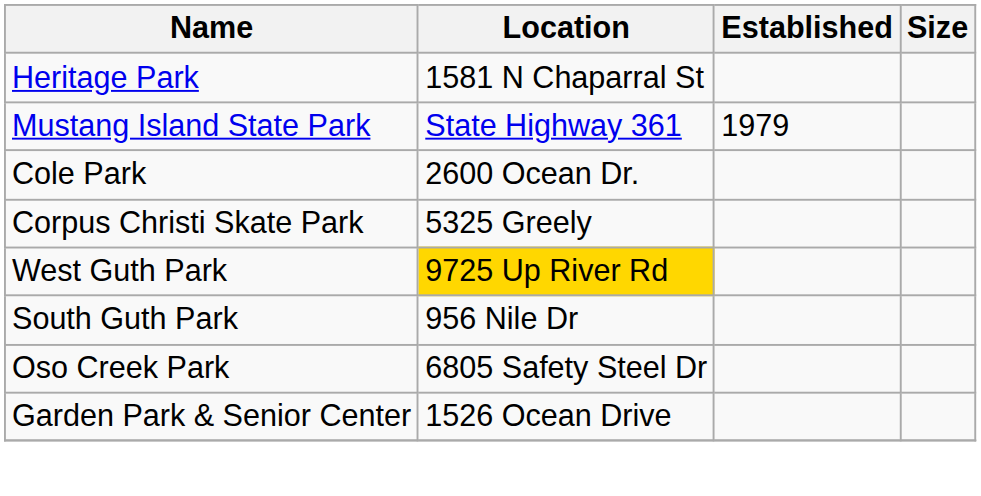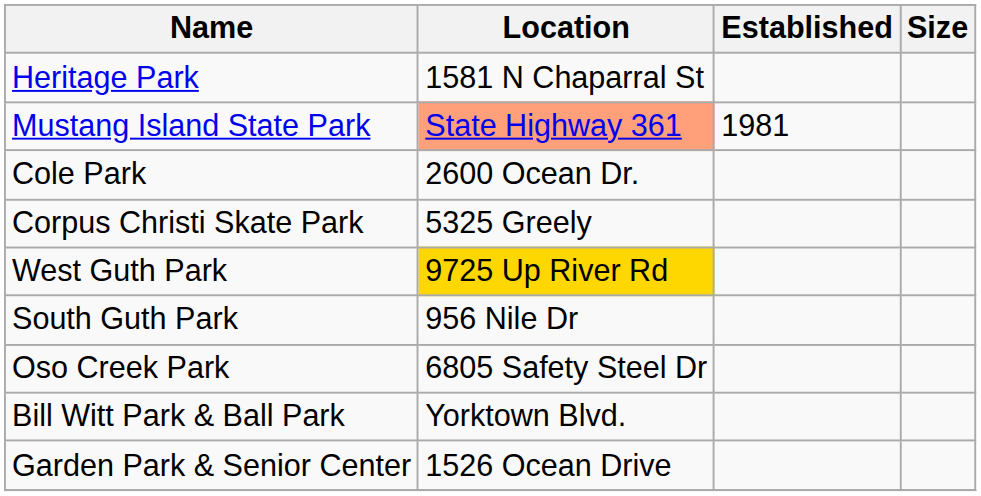(554, 125) no background -> (554, 125) lightsalmon background
(755, 125) 1979 -> (755, 125) 1981
+ row: (178, 416)
